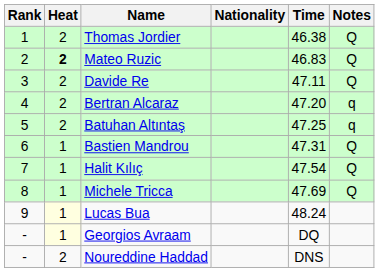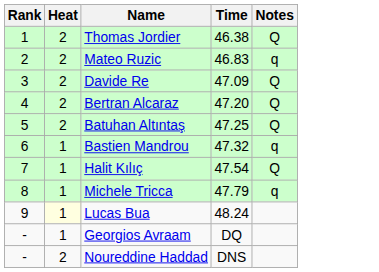- column: (250, 16)
(63, 59) bold -> (63, 59) normal
(352, 59) Q -> (275, 59) q
(309, 81) 47.11 -> (232, 81) 47.09
(352, 103) q -> (275, 103) Q
(352, 125) q -> (275, 125) Q
(309, 147) 47.31 -> (232, 147) 47.32
(352, 147) Q -> (275, 147) q
(309, 191) 47.69 -> (232, 191) 47.79
(352, 191) Q -> (275, 191) q
(63, 235) lightyellow background -> (63, 235) no background
